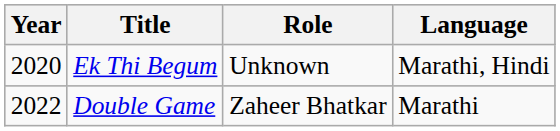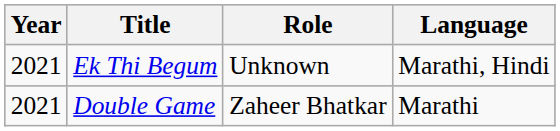(36, 65) 2020 -> (36, 65) 2021
(36, 105) 2022 -> (36, 105) 2021
